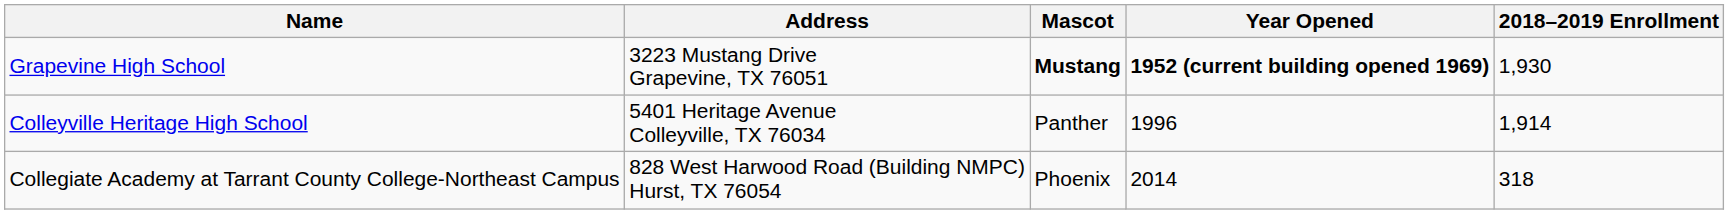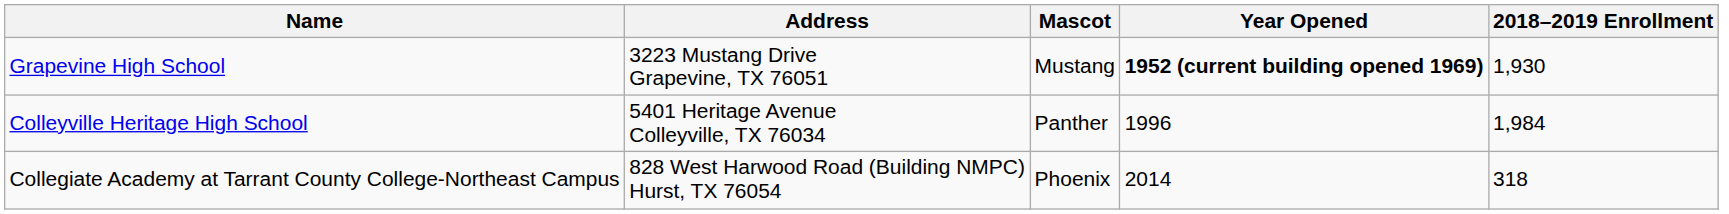(1078, 66) bold -> (1075, 66) normal
(1525, 122) 1,914 -> (1519, 122) 1,984
